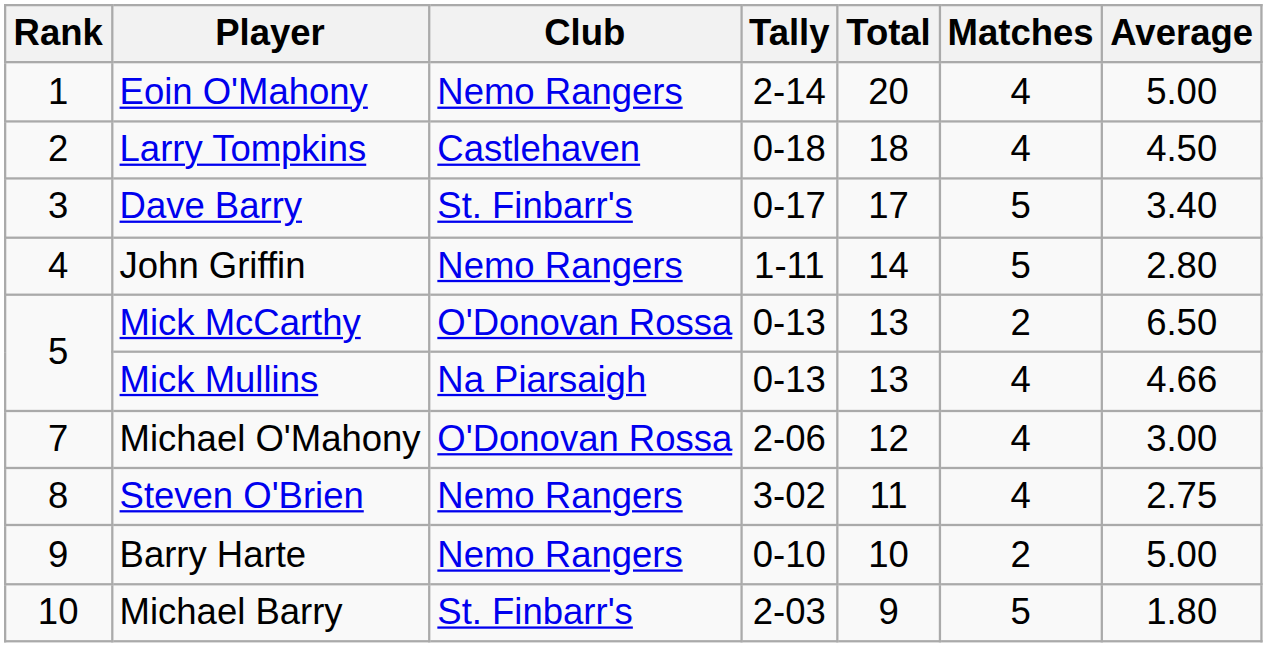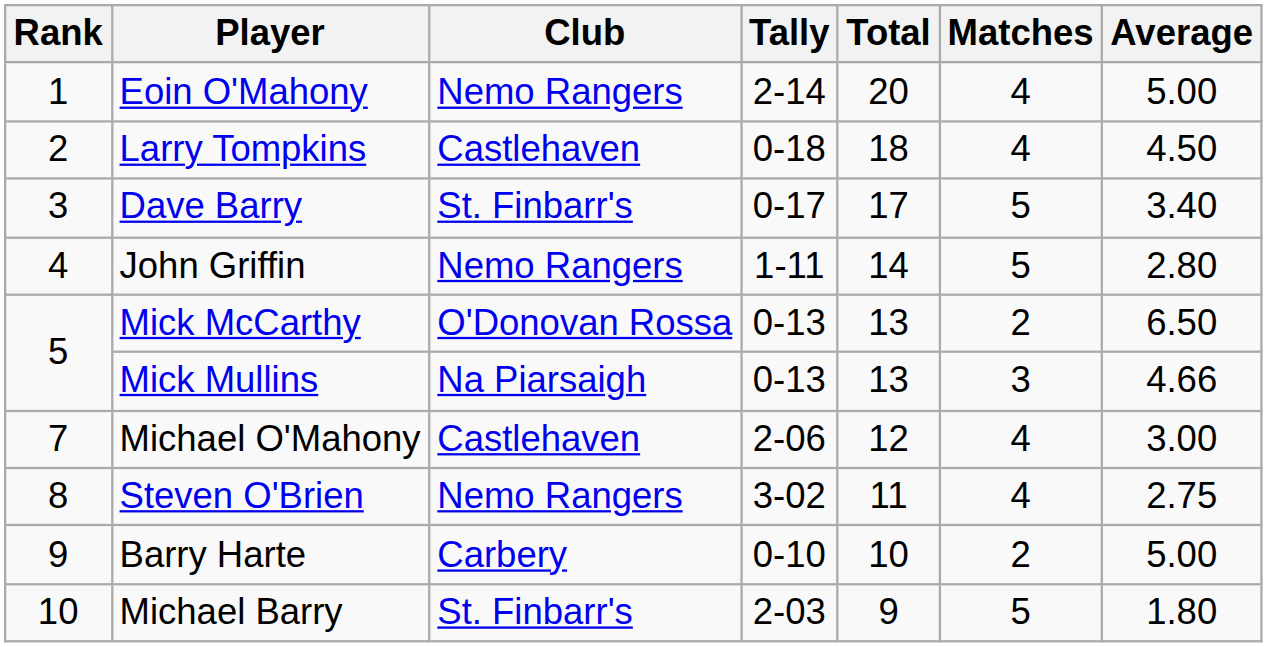(1021, 380) 4 -> (1021, 380) 3
(585, 438) O'Donovan Rossa -> (539, 438) Castlehaven
(560, 554) Nemo Rangers -> (502, 554) Carbery
